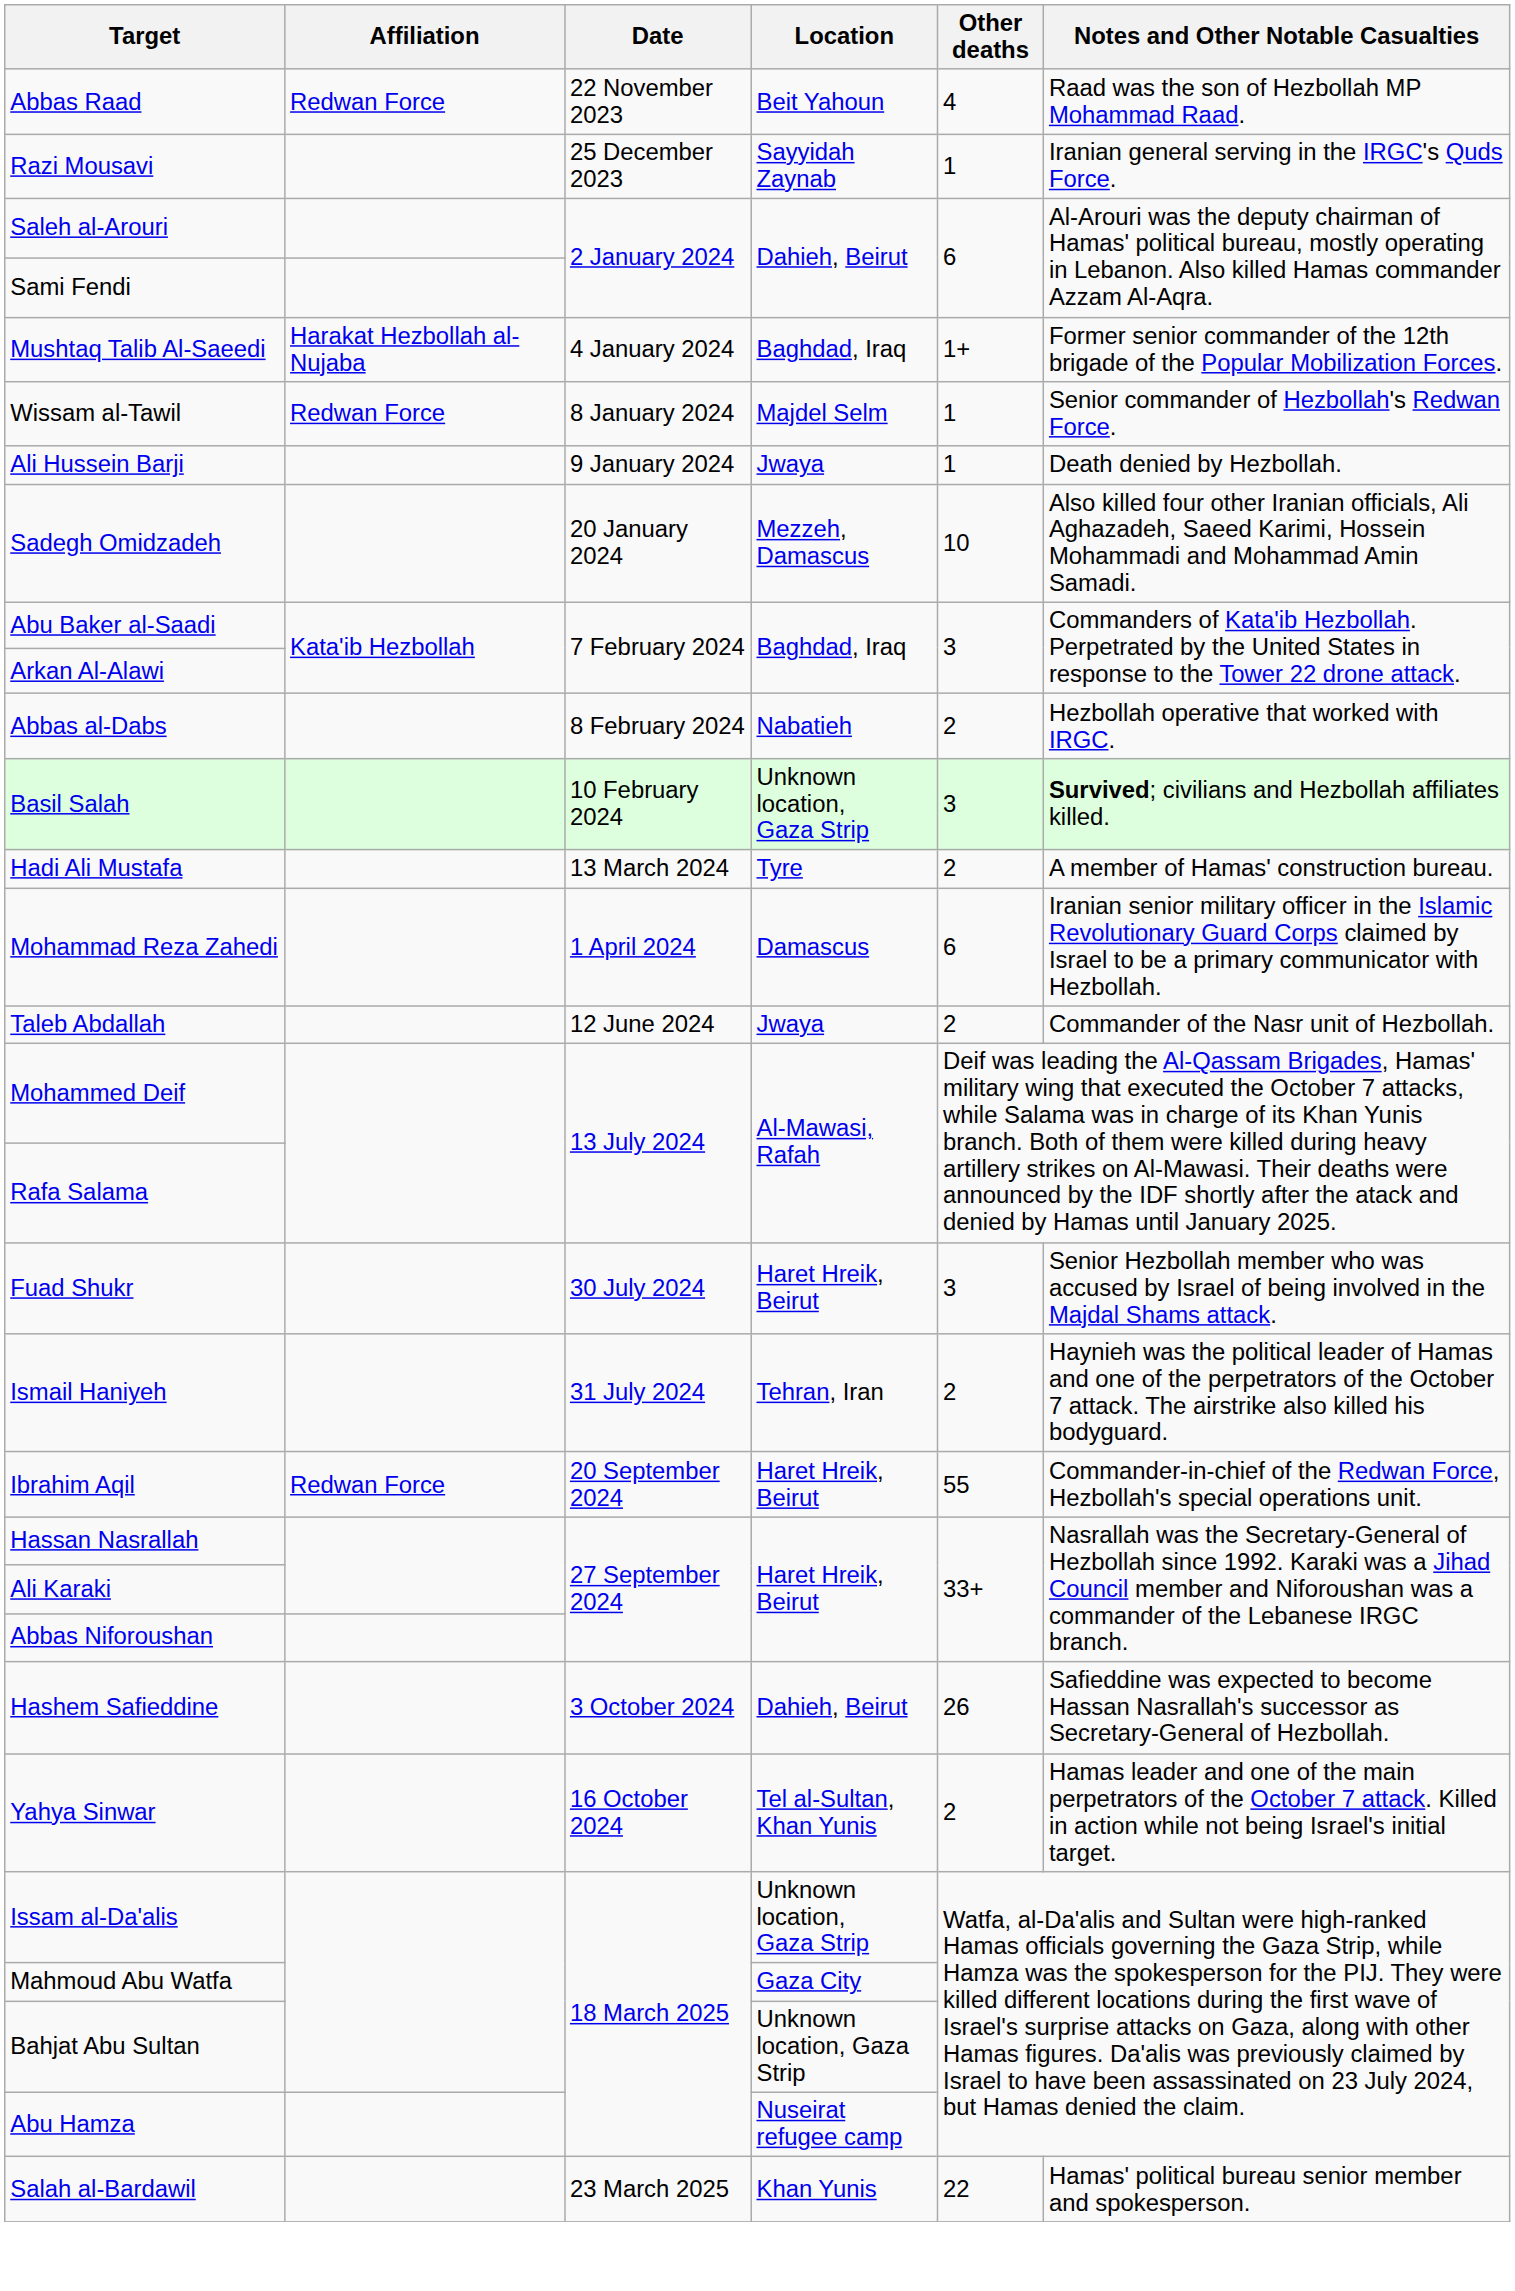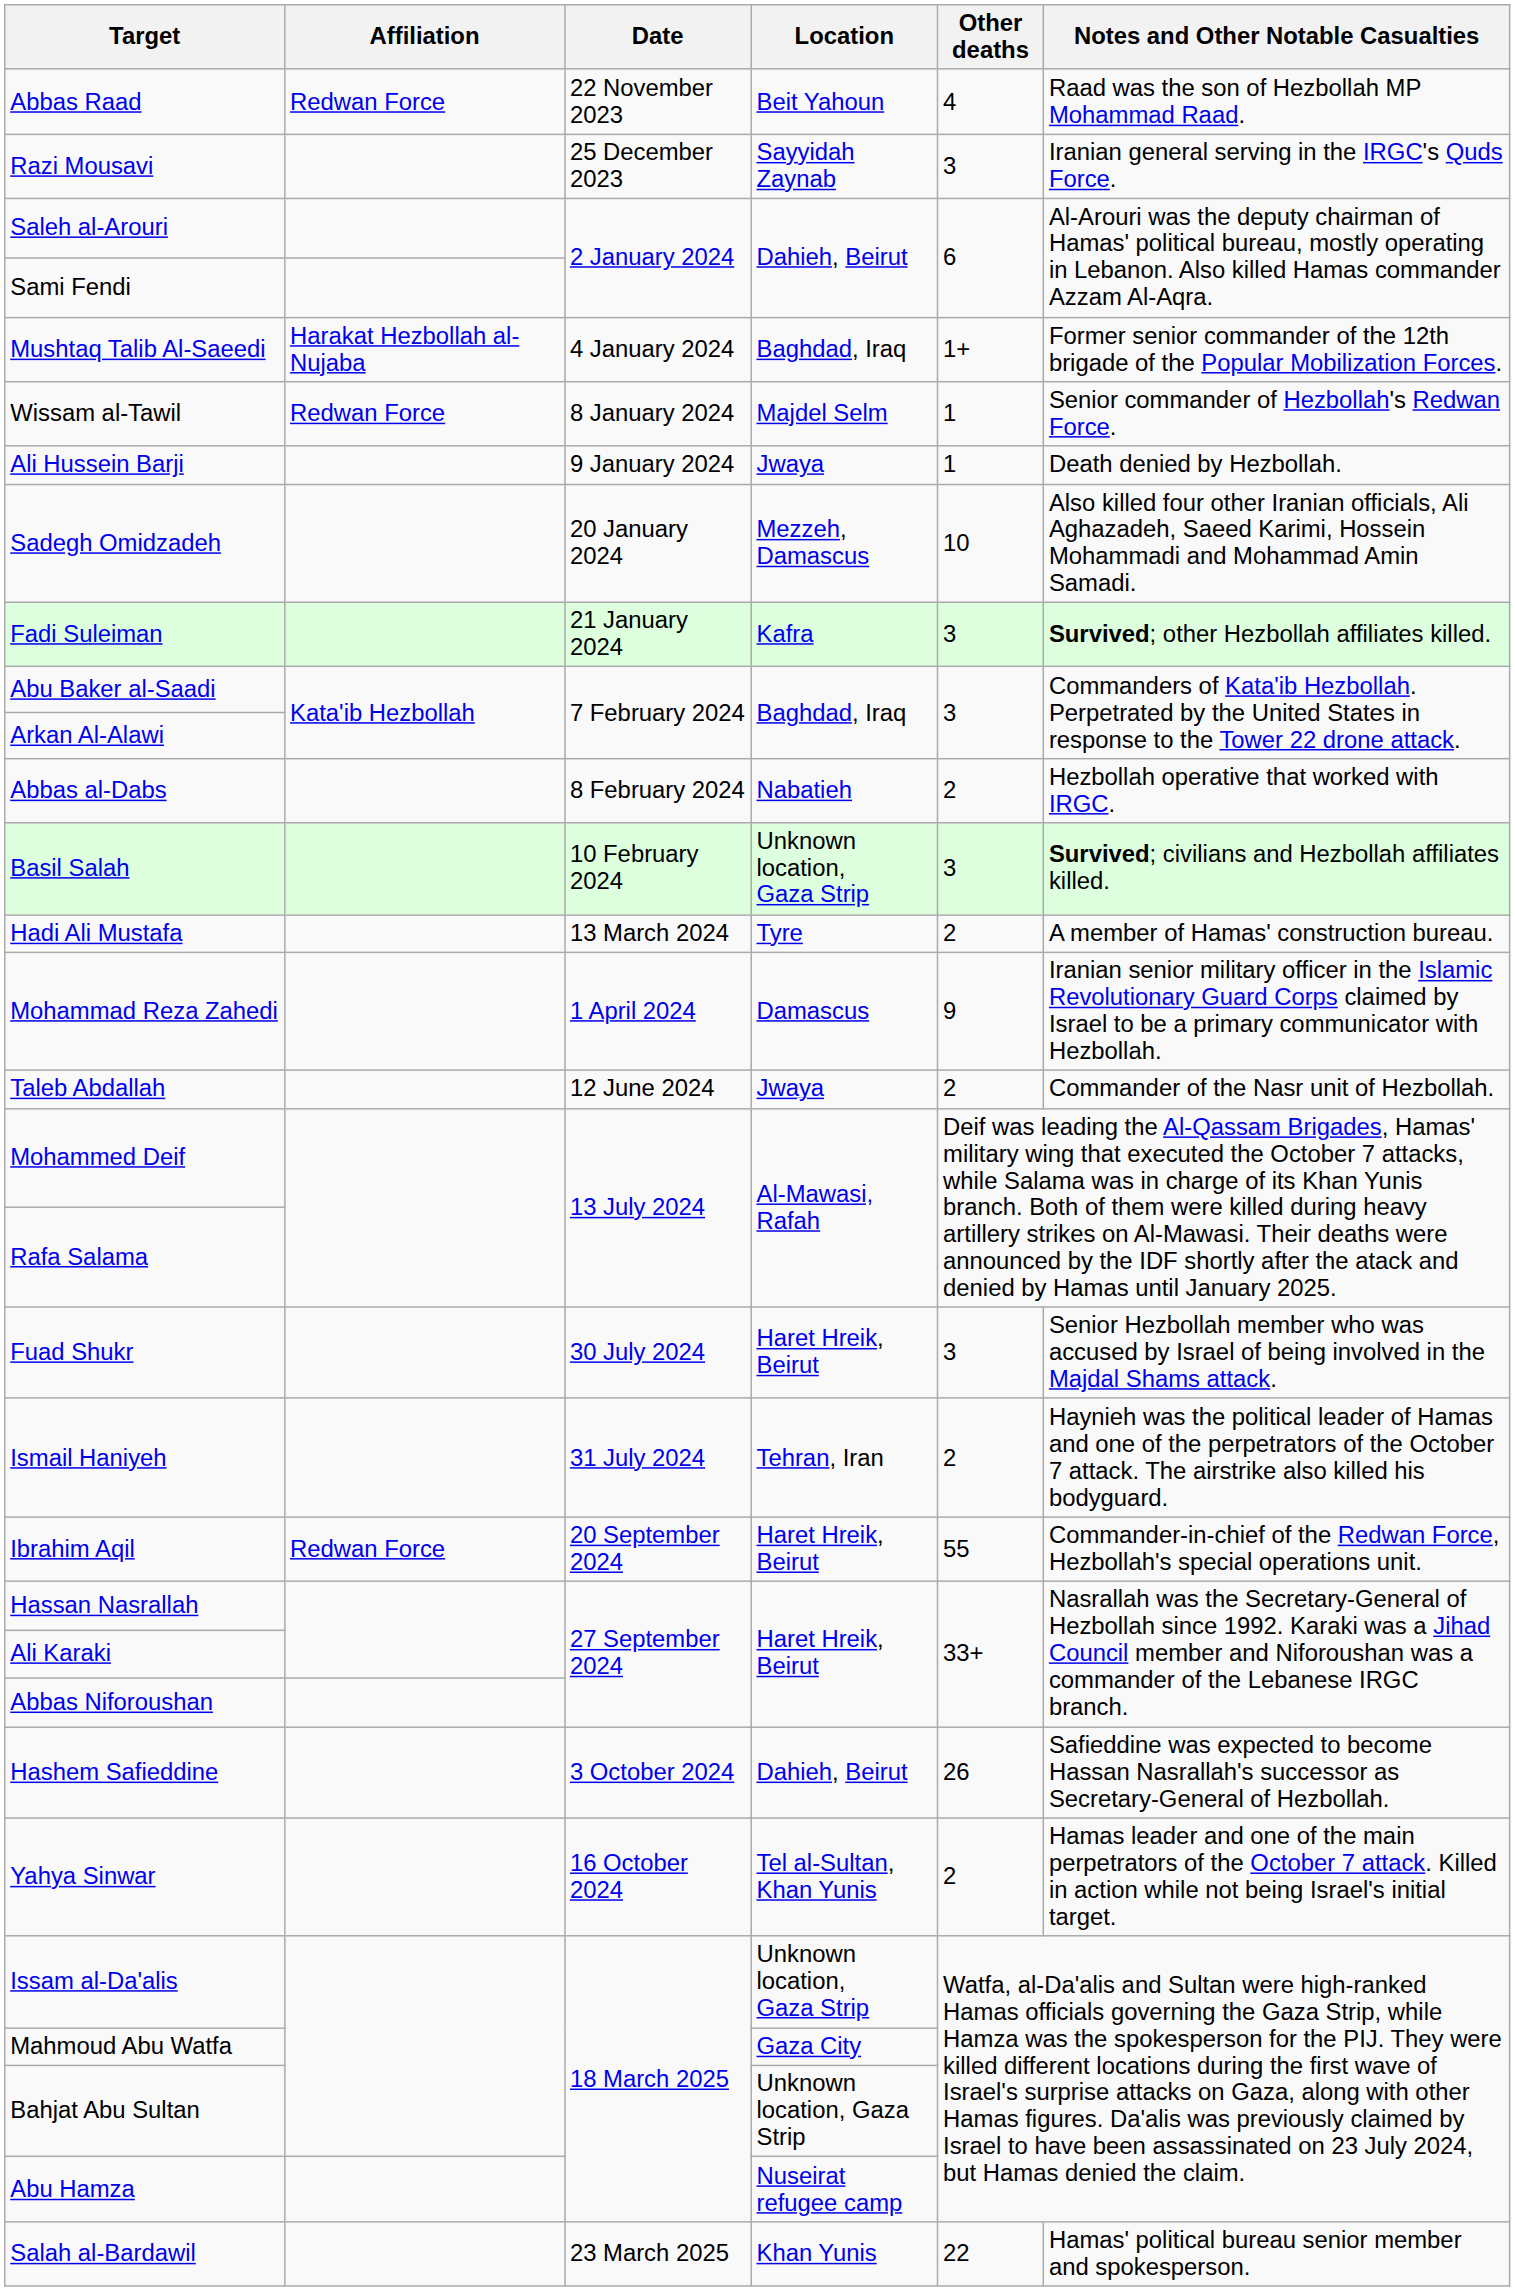(950, 166) 1 -> (950, 166) 3
+ row: (86, 634)
(950, 946) 6 -> (950, 1011) 9
